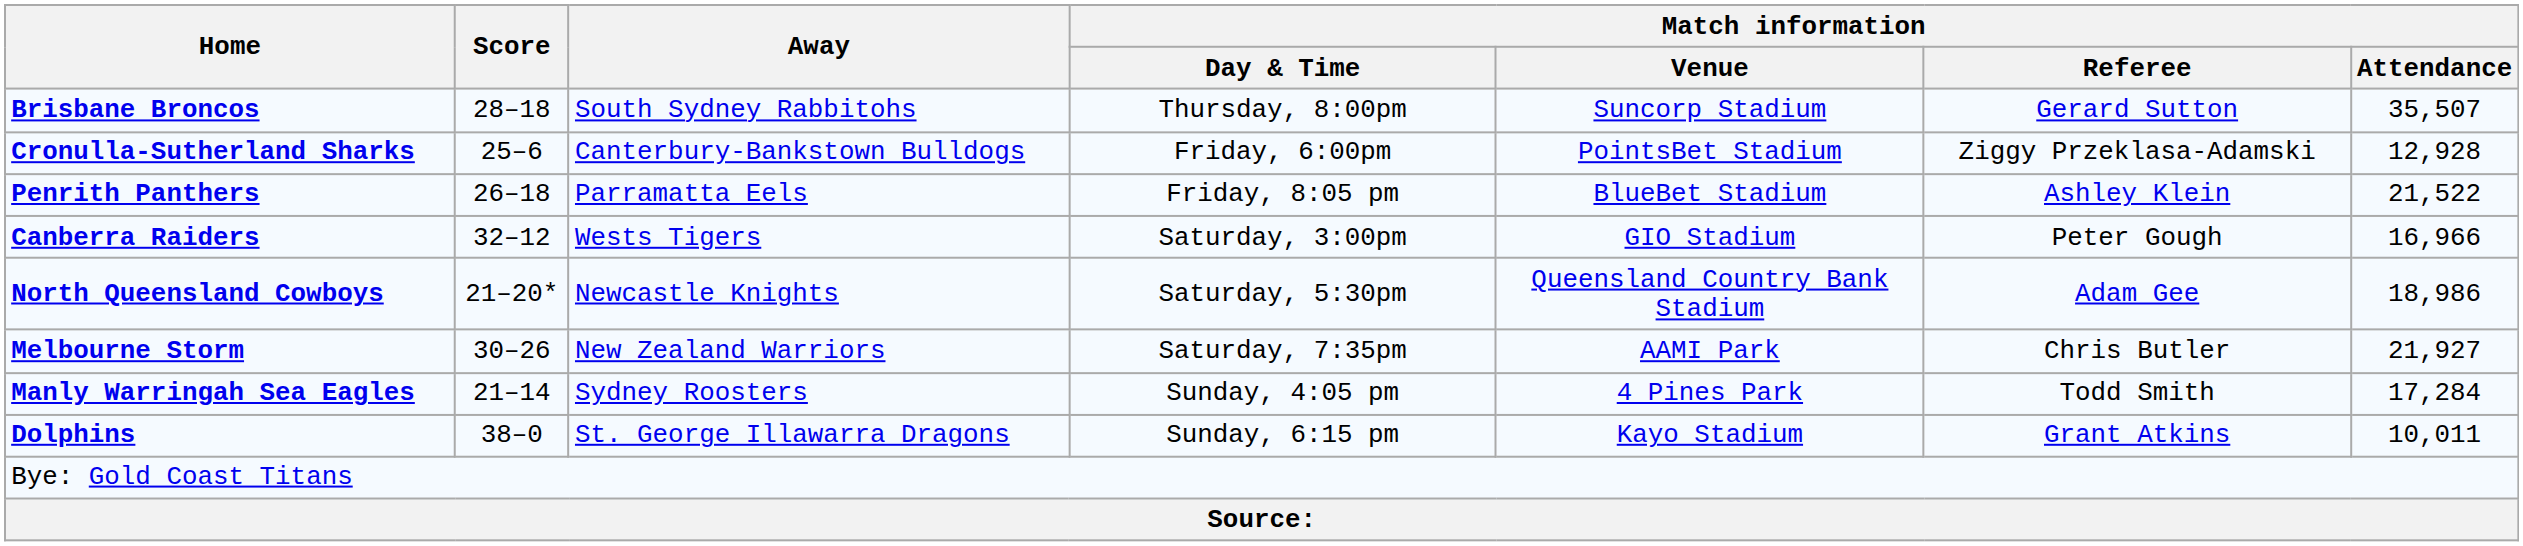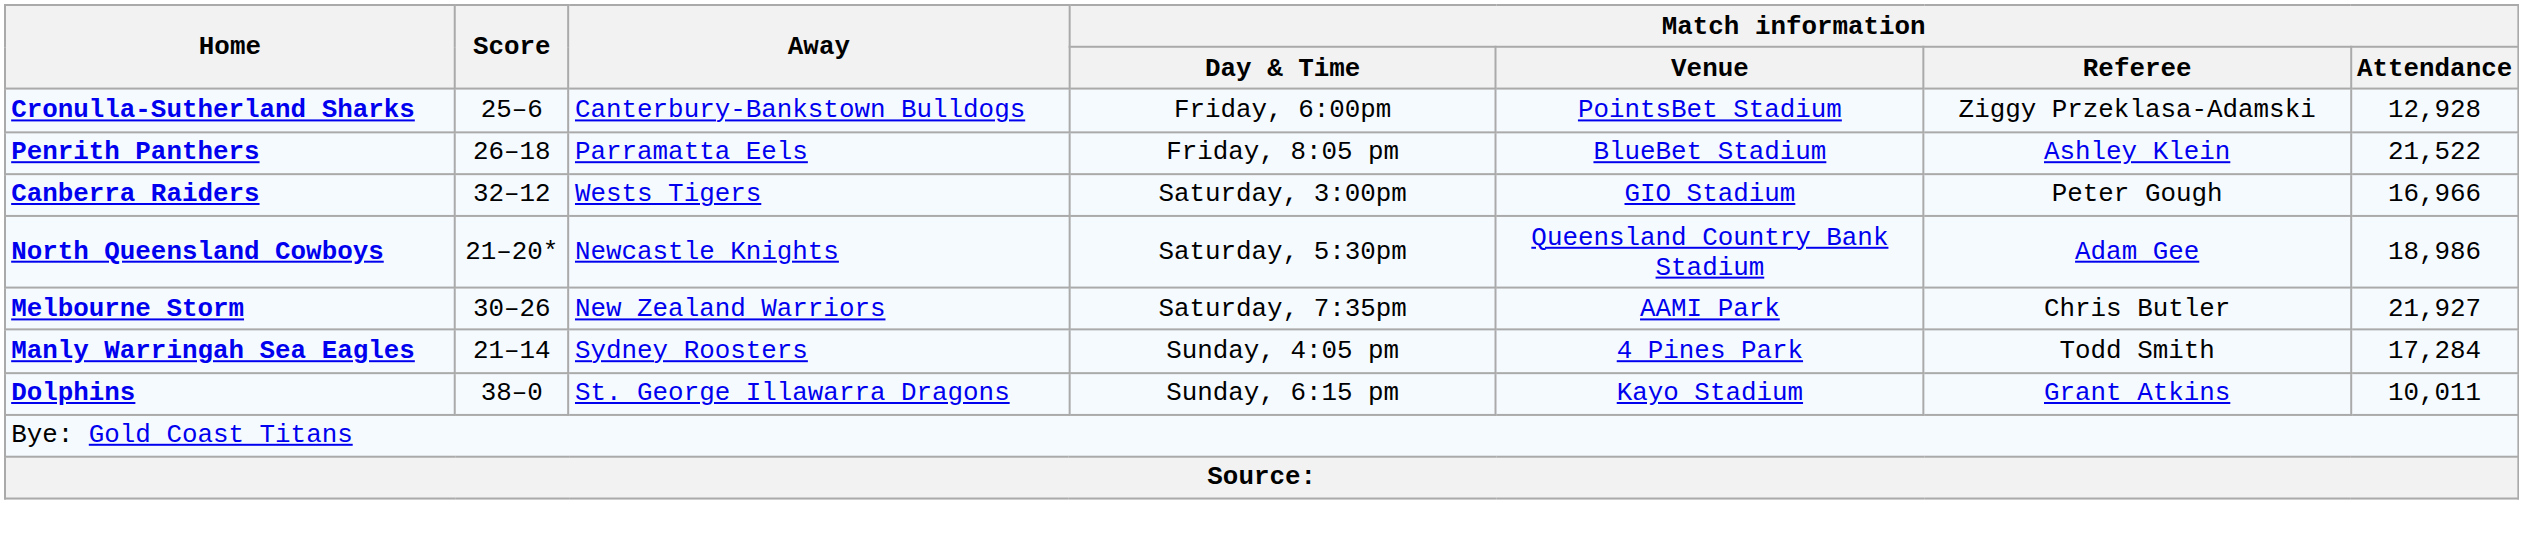- row: (135, 110)
